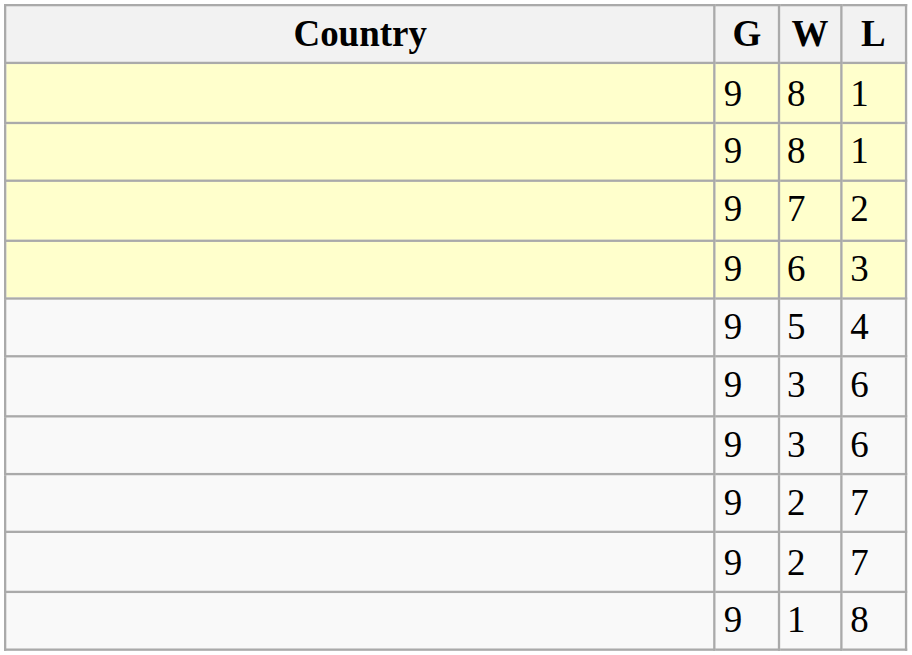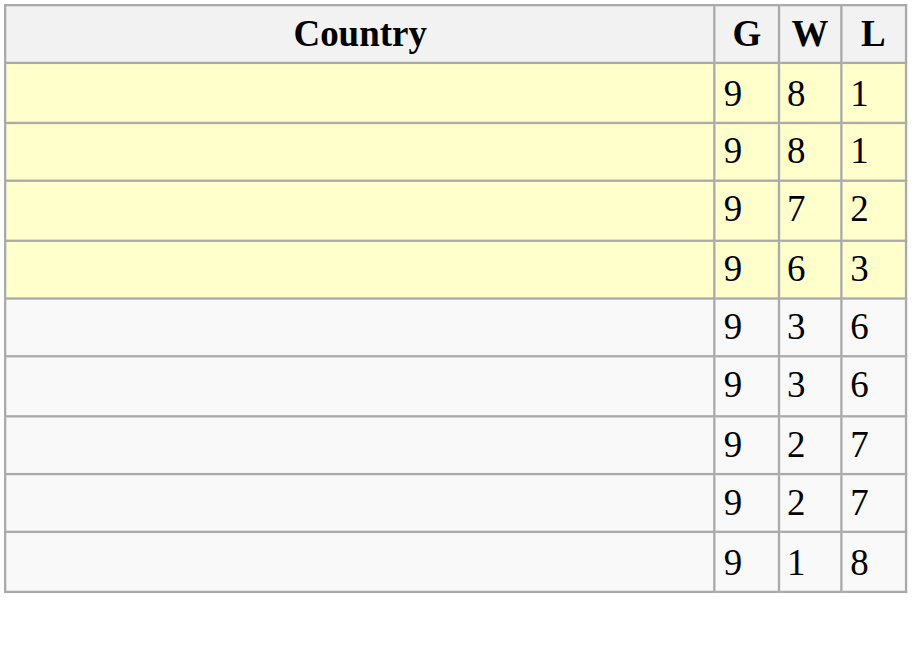- row: (796, 326)
